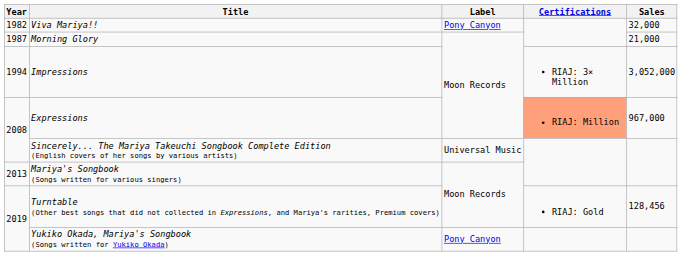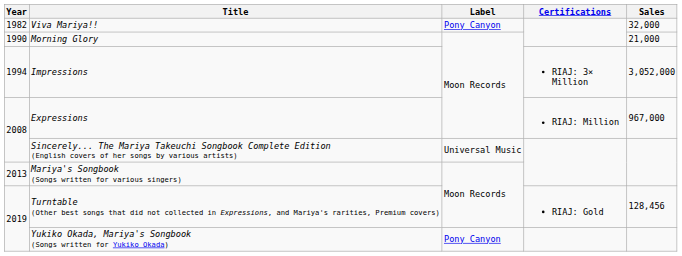(17, 39) 1987 -> (17, 39) 1990
(575, 123) lightsalmon background -> (575, 123) no background
